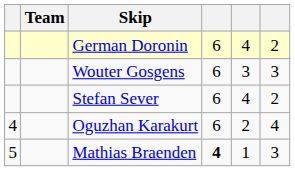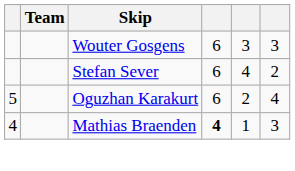- row: (130, 44)
(13, 125) 4 -> (13, 98) 5
(13, 152) 5 -> (13, 125) 4
